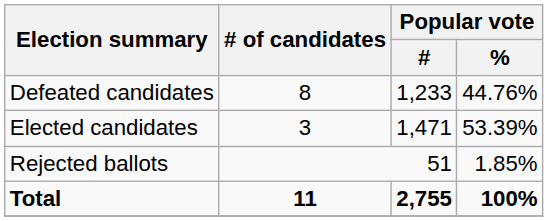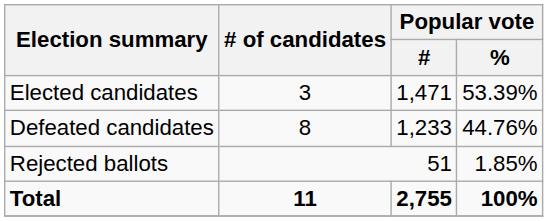rows swapped: (104, 127) <-> (112, 92)
